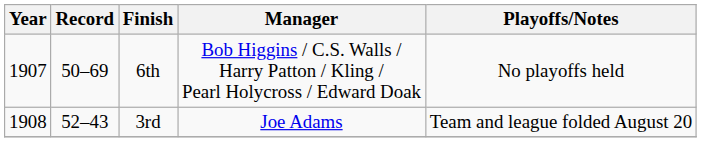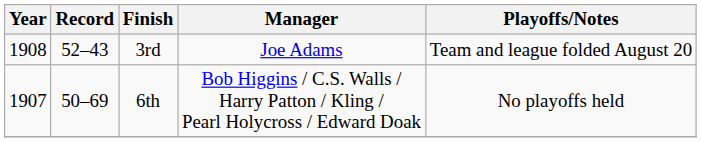rows swapped: (148, 70) <-> (148, 121)
